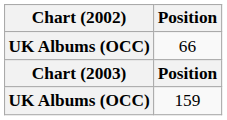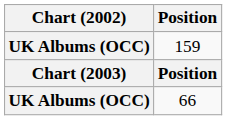rows swapped: (187, 45) <-> (187, 100)
